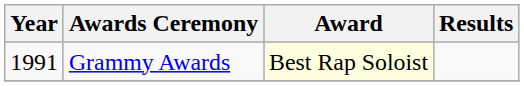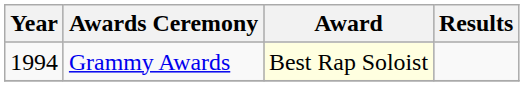(34, 61) 1991 -> (34, 61) 1994
